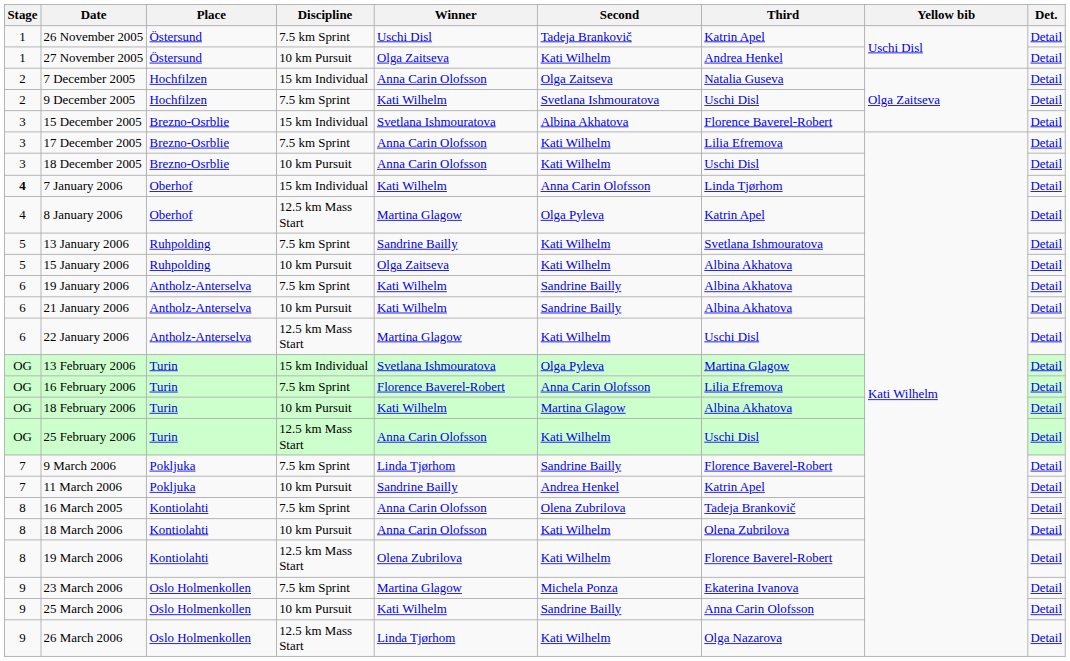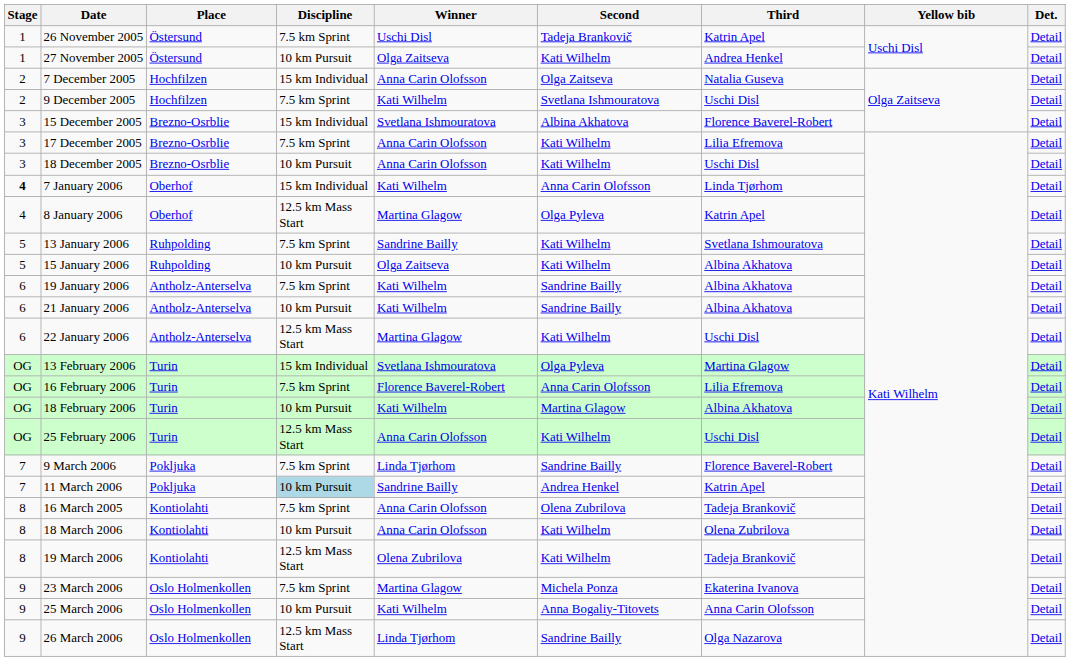(315, 487) no background -> (315, 487) lightblue background
(768, 558) Florence Baverel-Robert -> (750, 558) Tadeja Brankovič
(581, 609) Sandrine Bailly -> (600, 609) Anna Bogaliy-Titovets
(576, 638) Kati Wilhelm -> (581, 638) Sandrine Bailly
